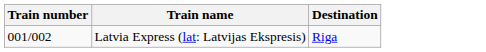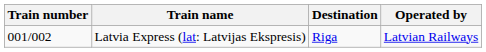+ column: (431, 15)
